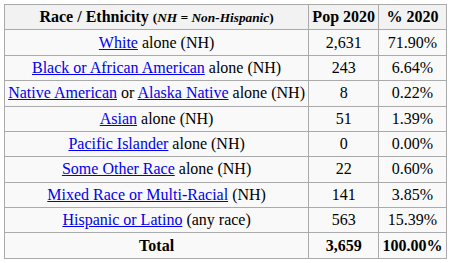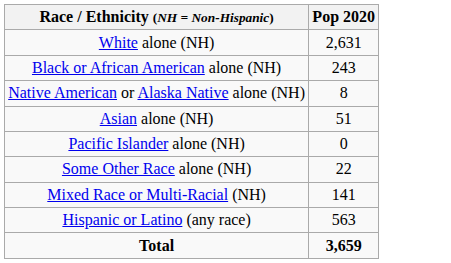- column: (412, 17)
